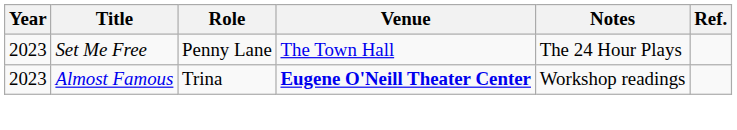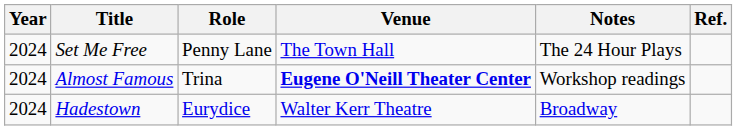(28, 49) 2023 -> (28, 49) 2024
(28, 79) 2023 -> (28, 79) 2024
+ row: (98, 109)
